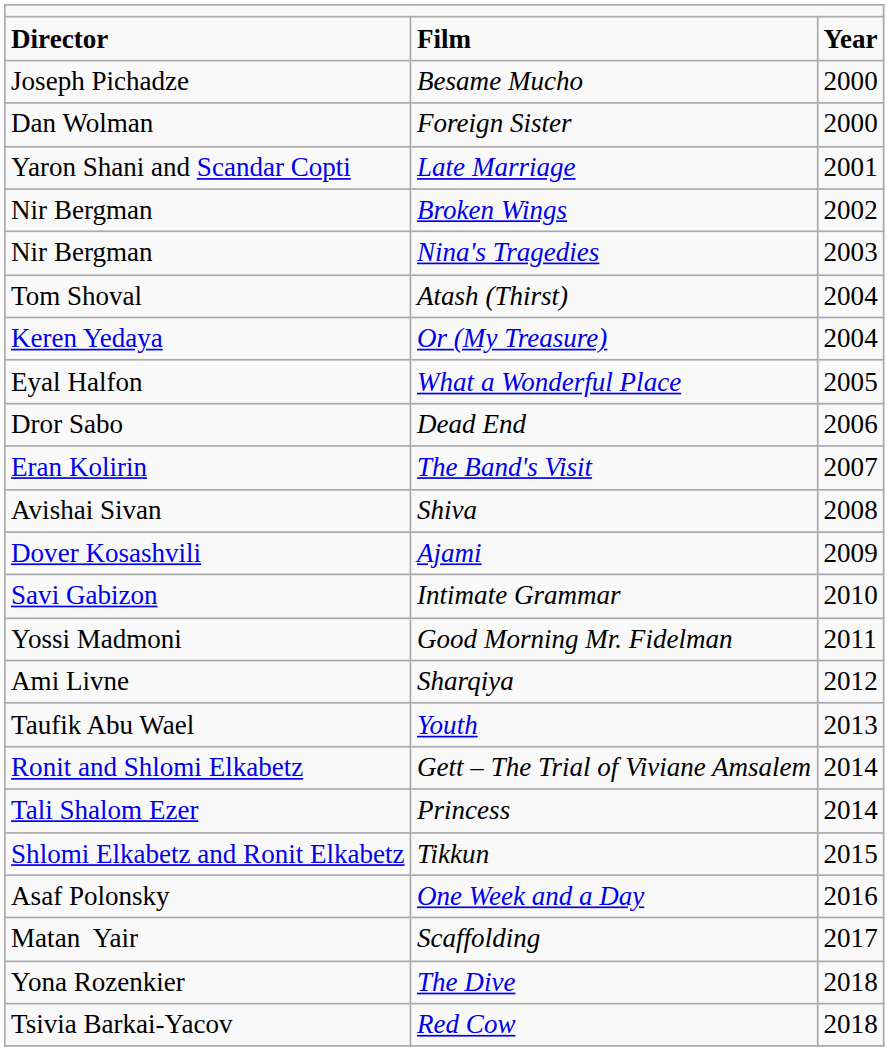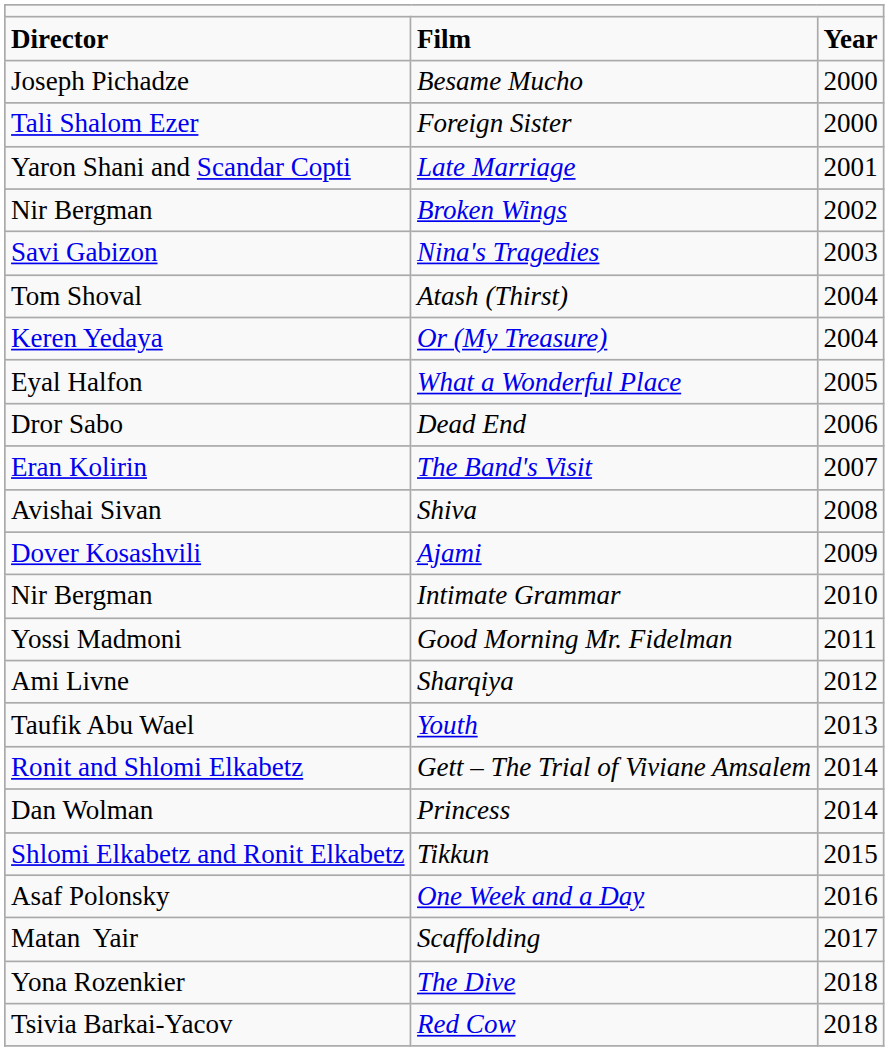(82, 124) Dan Wolman -> (105, 124) Tali Shalom Ezer
(82, 252) Nir Bergman -> (84, 252) Savi Gabizon
(84, 595) Savi Gabizon -> (82, 595) Nir Bergman
(105, 810) Tali Shalom Ezer -> (82, 810) Dan Wolman
